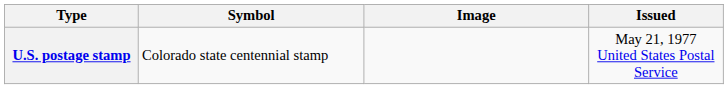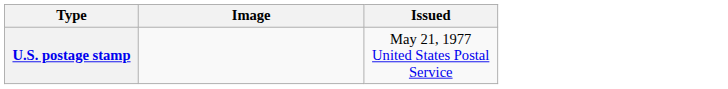- column: (251, 16)
